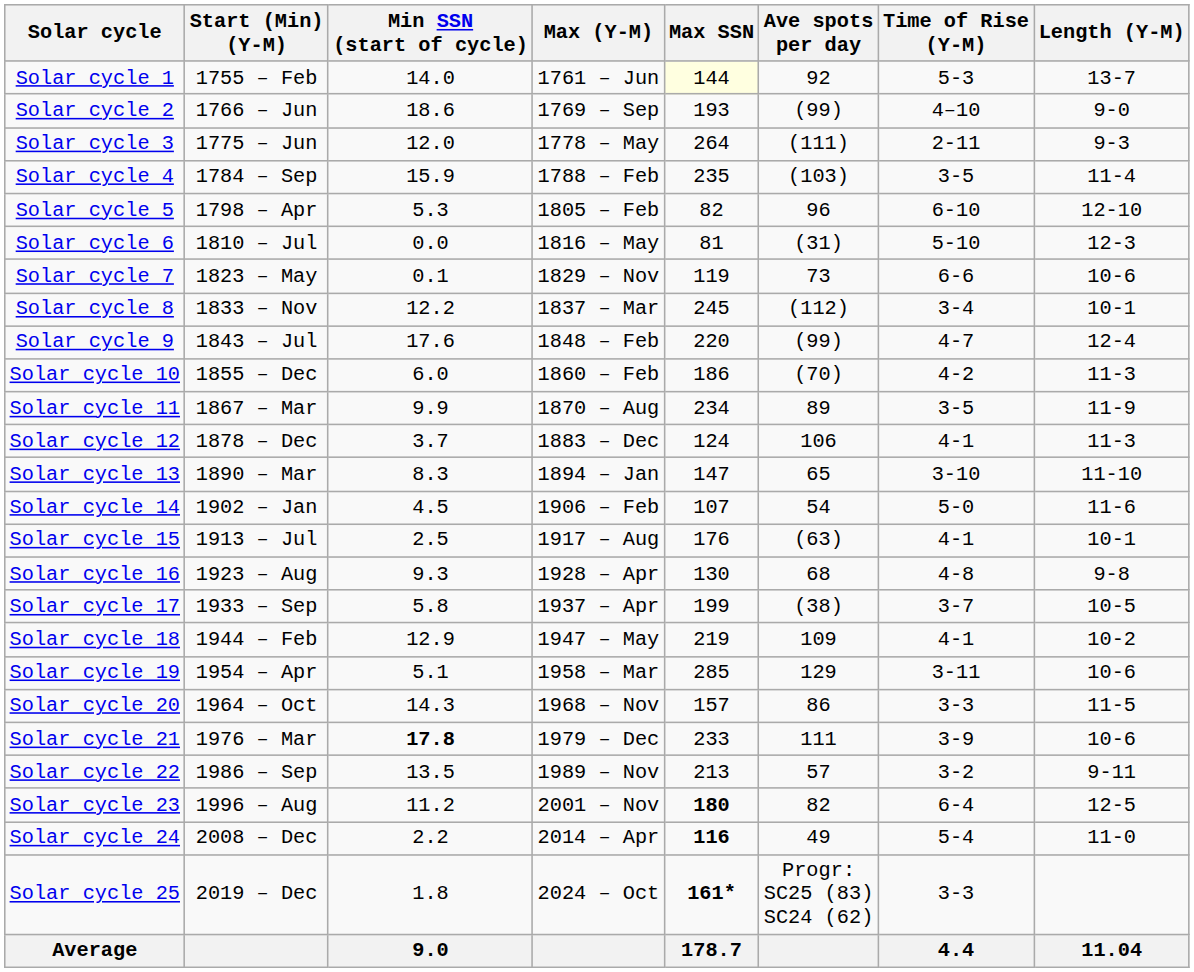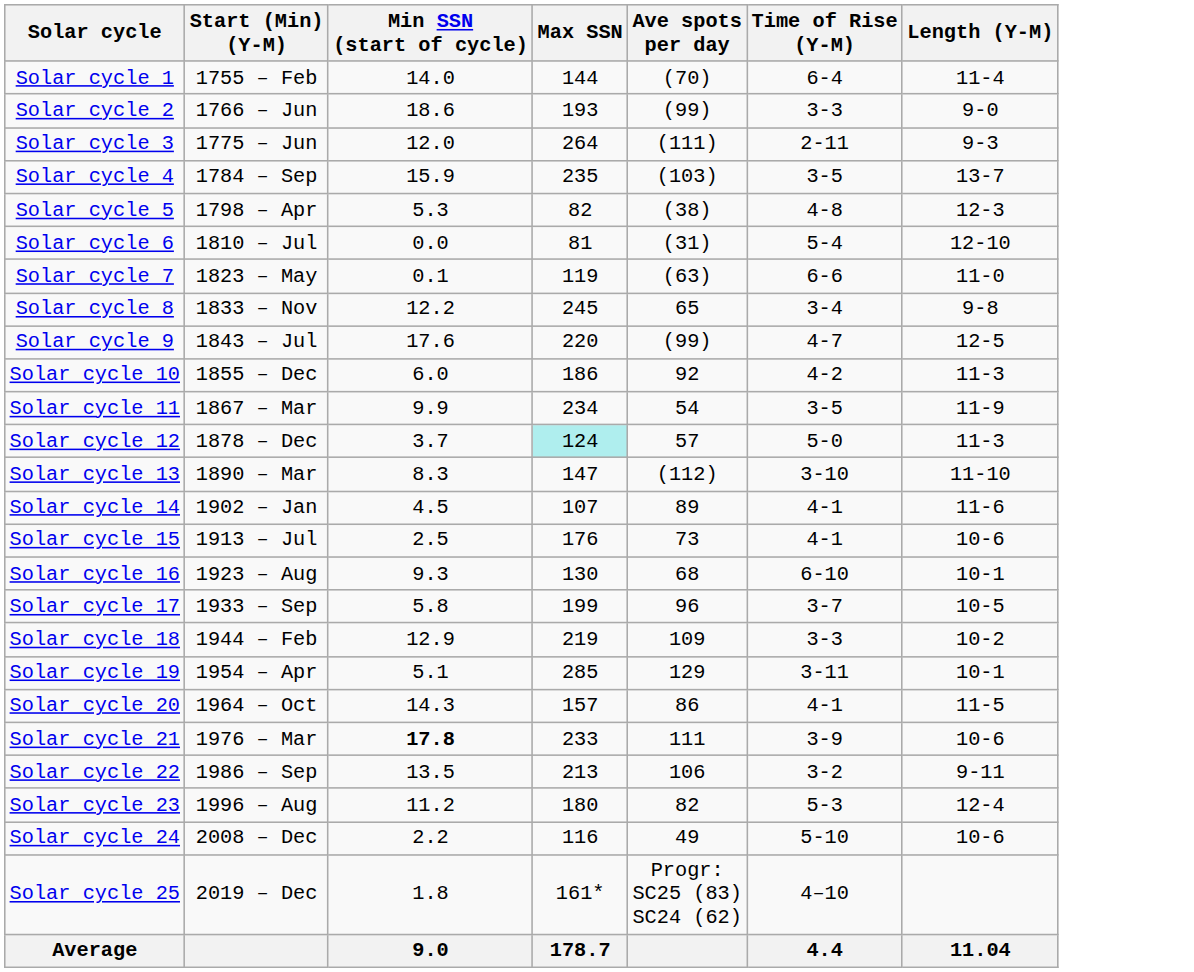- column: (598, 33)
(712, 78) lightyellow background -> (580, 78) no background
(819, 78) 92 -> (687, 78) (70)
(956, 78) 5-3 -> (825, 78) 6-4
(1112, 78) 13-7 -> (980, 78) 11-4
(956, 111) 4–10 -> (825, 111) 3-3
(1112, 177) 11-4 -> (980, 177) 13-7
(819, 210) 96 -> (687, 210) (38)
(956, 210) 6-10 -> (825, 210) 4-8
(1112, 210) 12-10 -> (980, 210) 12-3
(956, 243) 5-10 -> (825, 243) 5-4
(1112, 243) 12-3 -> (980, 243) 12-10
(819, 276) 73 -> (687, 276) (63)
(1112, 276) 10-6 -> (980, 276) 11-0
(819, 309) (112) -> (687, 309) 65
(1112, 309) 10-1 -> (980, 309) 9-8
(1112, 342) 12-4 -> (980, 342) 12-5
(819, 375) (70) -> (687, 375) 92
(819, 408) 89 -> (687, 408) 54
(712, 441) no background -> (580, 441) paleturquoise background
(819, 441) 106 -> (687, 441) 57
(956, 441) 4-1 -> (825, 441) 5-0
(819, 474) 65 -> (687, 474) (112)
(819, 507) 54 -> (687, 507) 89
(956, 507) 5-0 -> (825, 507) 4-1
(819, 540) (63) -> (687, 540) 73
(1112, 540) 10-1 -> (980, 540) 10-6
(956, 574) 4-8 -> (825, 574) 6-10
(1112, 574) 9-8 -> (980, 574) 10-1
(819, 607) (38) -> (687, 607) 96
(956, 640) 4-1 -> (825, 640) 3-3
(1112, 673) 10-6 -> (980, 673) 10-1
(956, 706) 3-3 -> (825, 706) 4-1
(819, 772) 57 -> (687, 772) 106
(712, 805) bold -> (580, 805) normal
(956, 805) 6-4 -> (825, 805) 5-3
(1112, 805) 12-5 -> (980, 805) 12-4
(712, 838) bold -> (580, 838) normal
(956, 838) 5-4 -> (825, 838) 5-10
(1112, 838) 11-0 -> (980, 838) 10-6
(712, 894) bold -> (580, 894) normal
(956, 894) 3-3 -> (825, 894) 4–10
